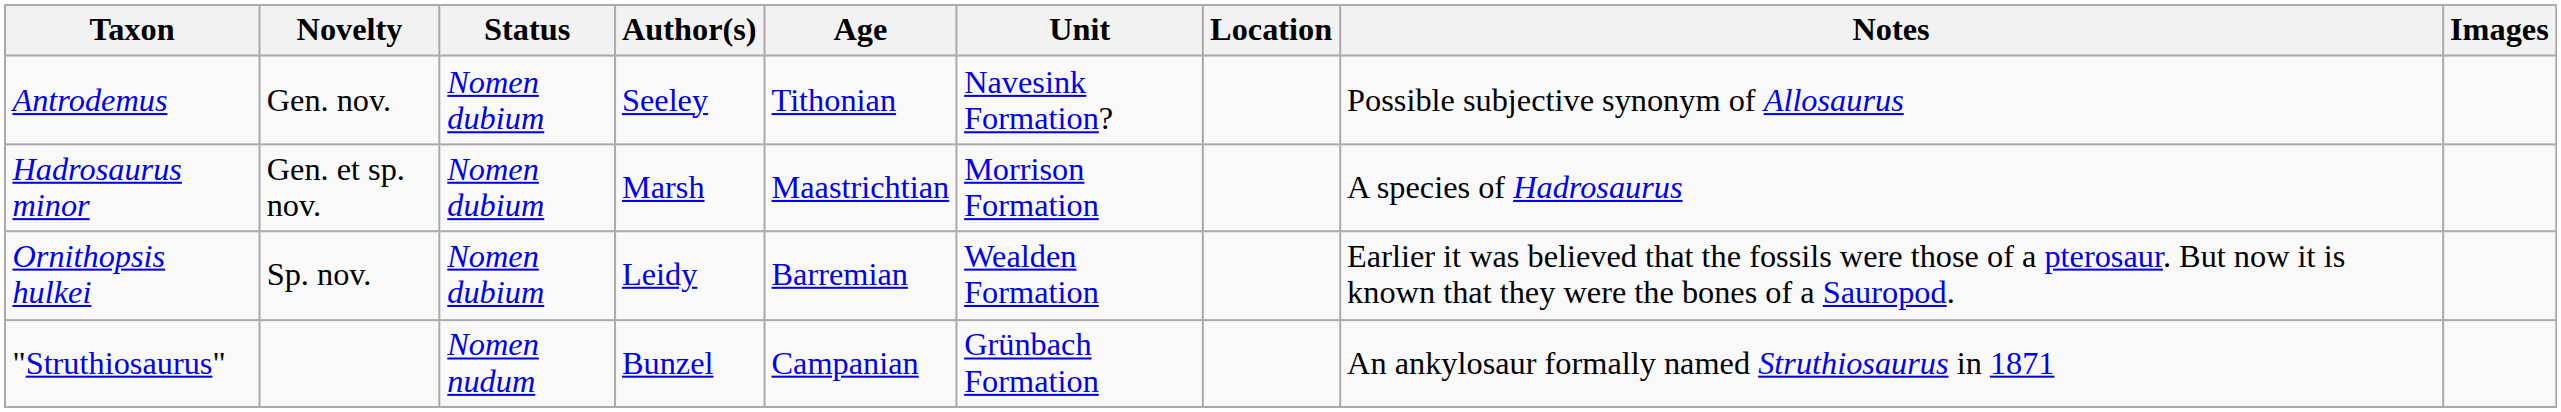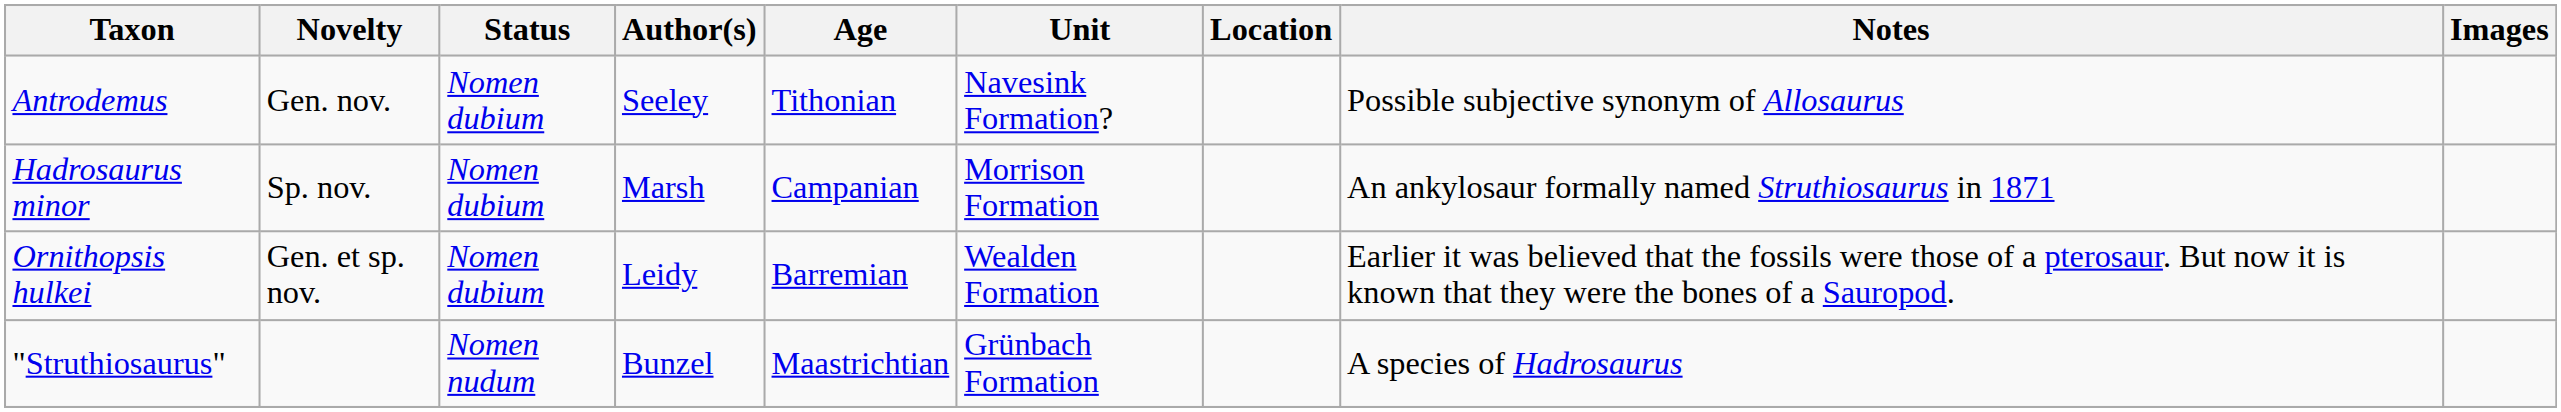(336, 187) Gen. et sp. nov. -> (319, 187) Sp. nov.
(860, 187) Maastrichtian -> (845, 187) Campanian
(1515, 187) A species of Hadrosaurus -> (1701, 187) An ankylosaur formally named Struthiosaurus in 1871
(319, 274) Sp. nov. -> (336, 274) Gen. et sp. nov.
(845, 362) Campanian -> (860, 362) Maastrichtian
(1701, 362) An ankylosaur formally named Struthiosaurus in 1871 -> (1515, 362) A species of Hadrosaurus
